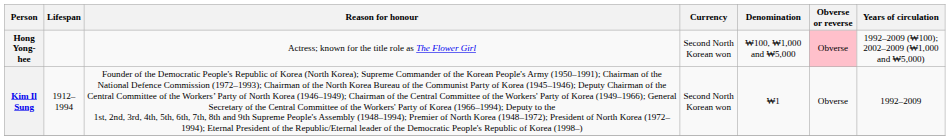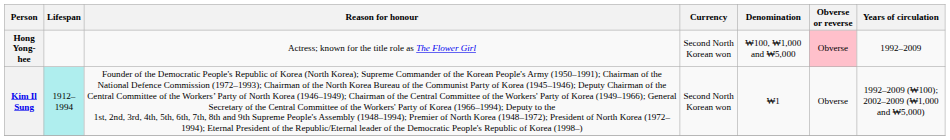(901, 48) 1992–2009 (₩100); 2002–2009 (₩1,000 and ₩5,000) -> (901, 48) 1992–2009
(64, 101) no background -> (64, 101) paleturquoise background
(901, 101) 1992–2009 -> (901, 101) 1992–2009 (₩100); 2002–2009 (₩1,000 and ₩5,000)
